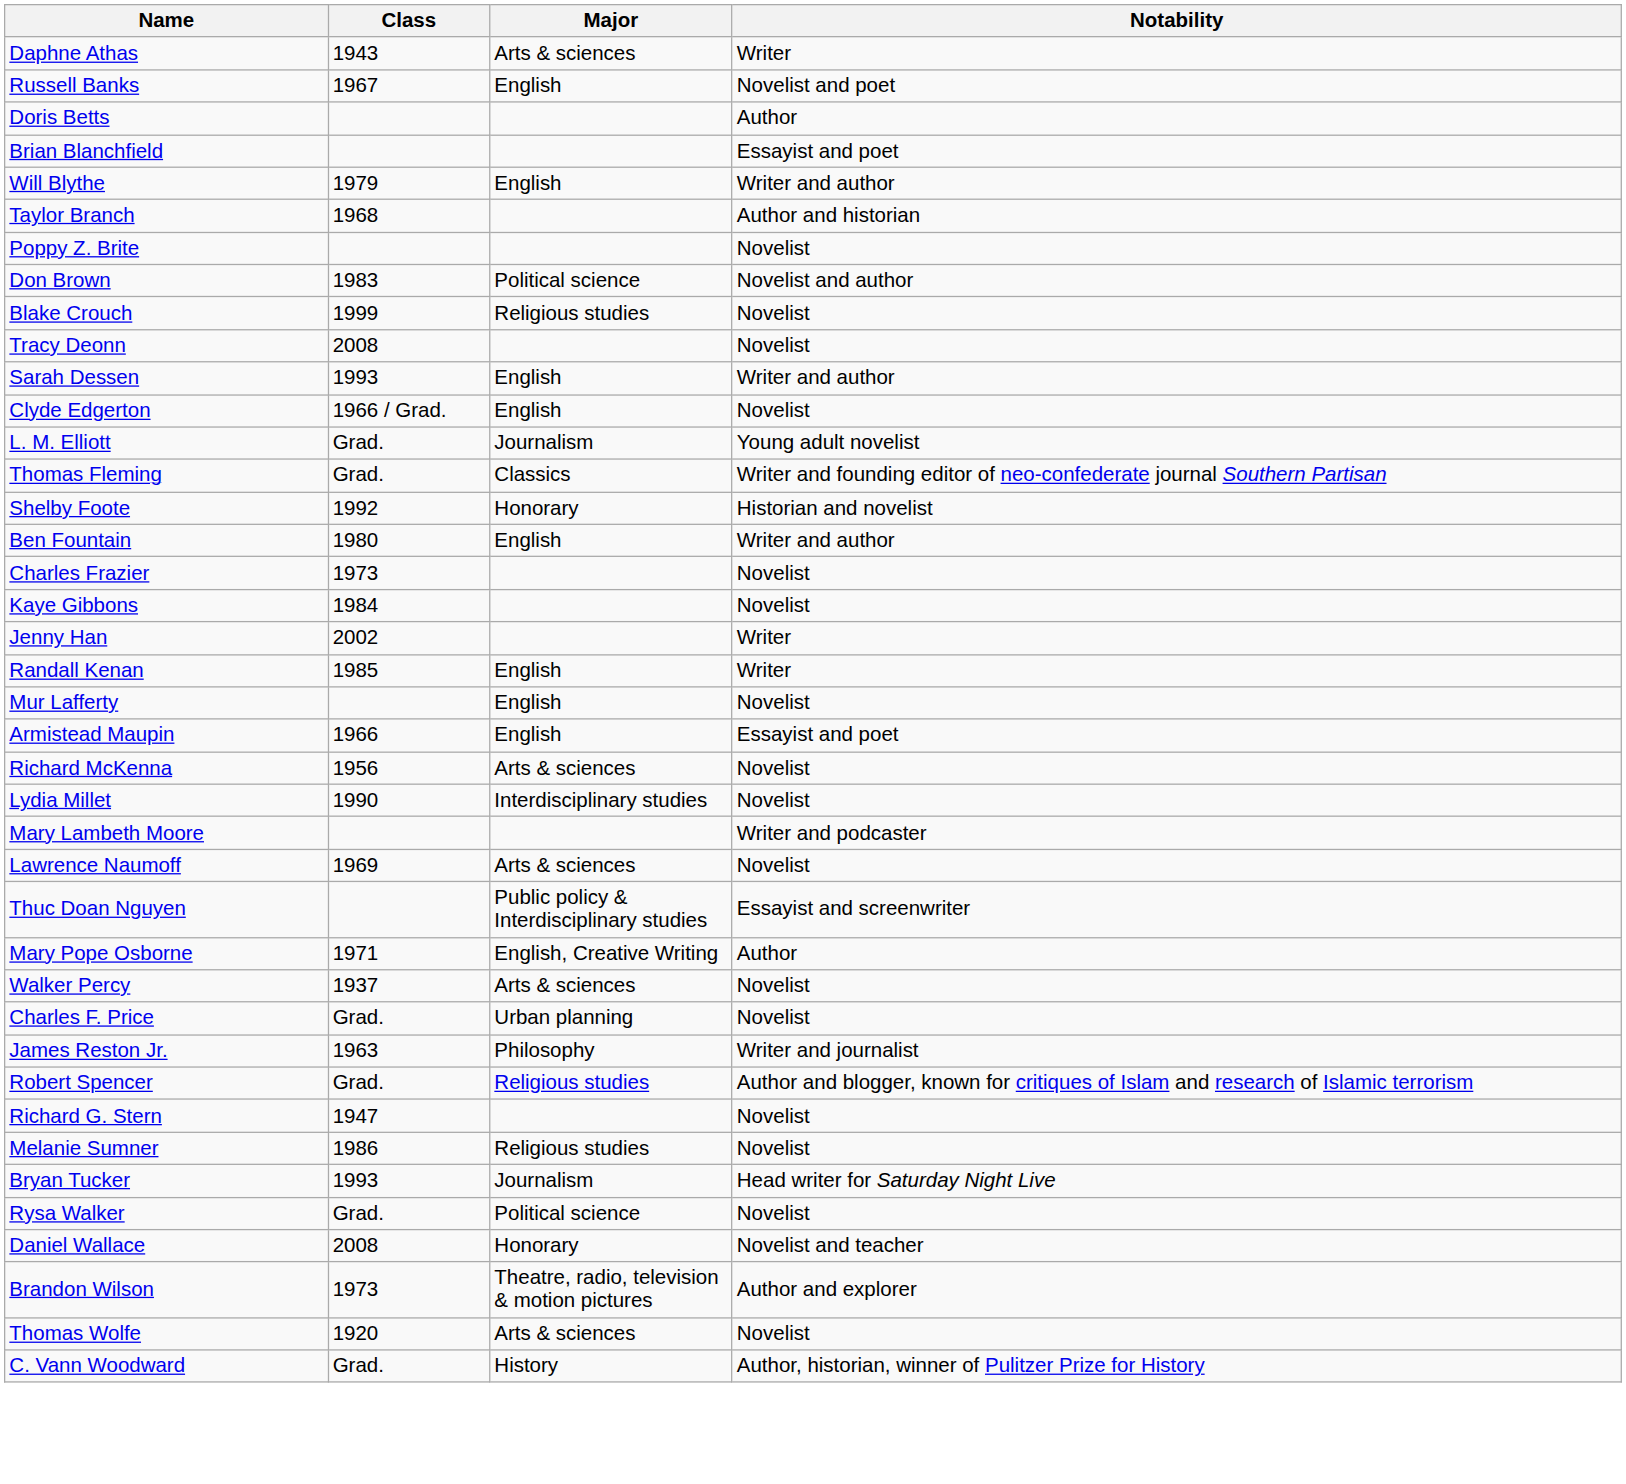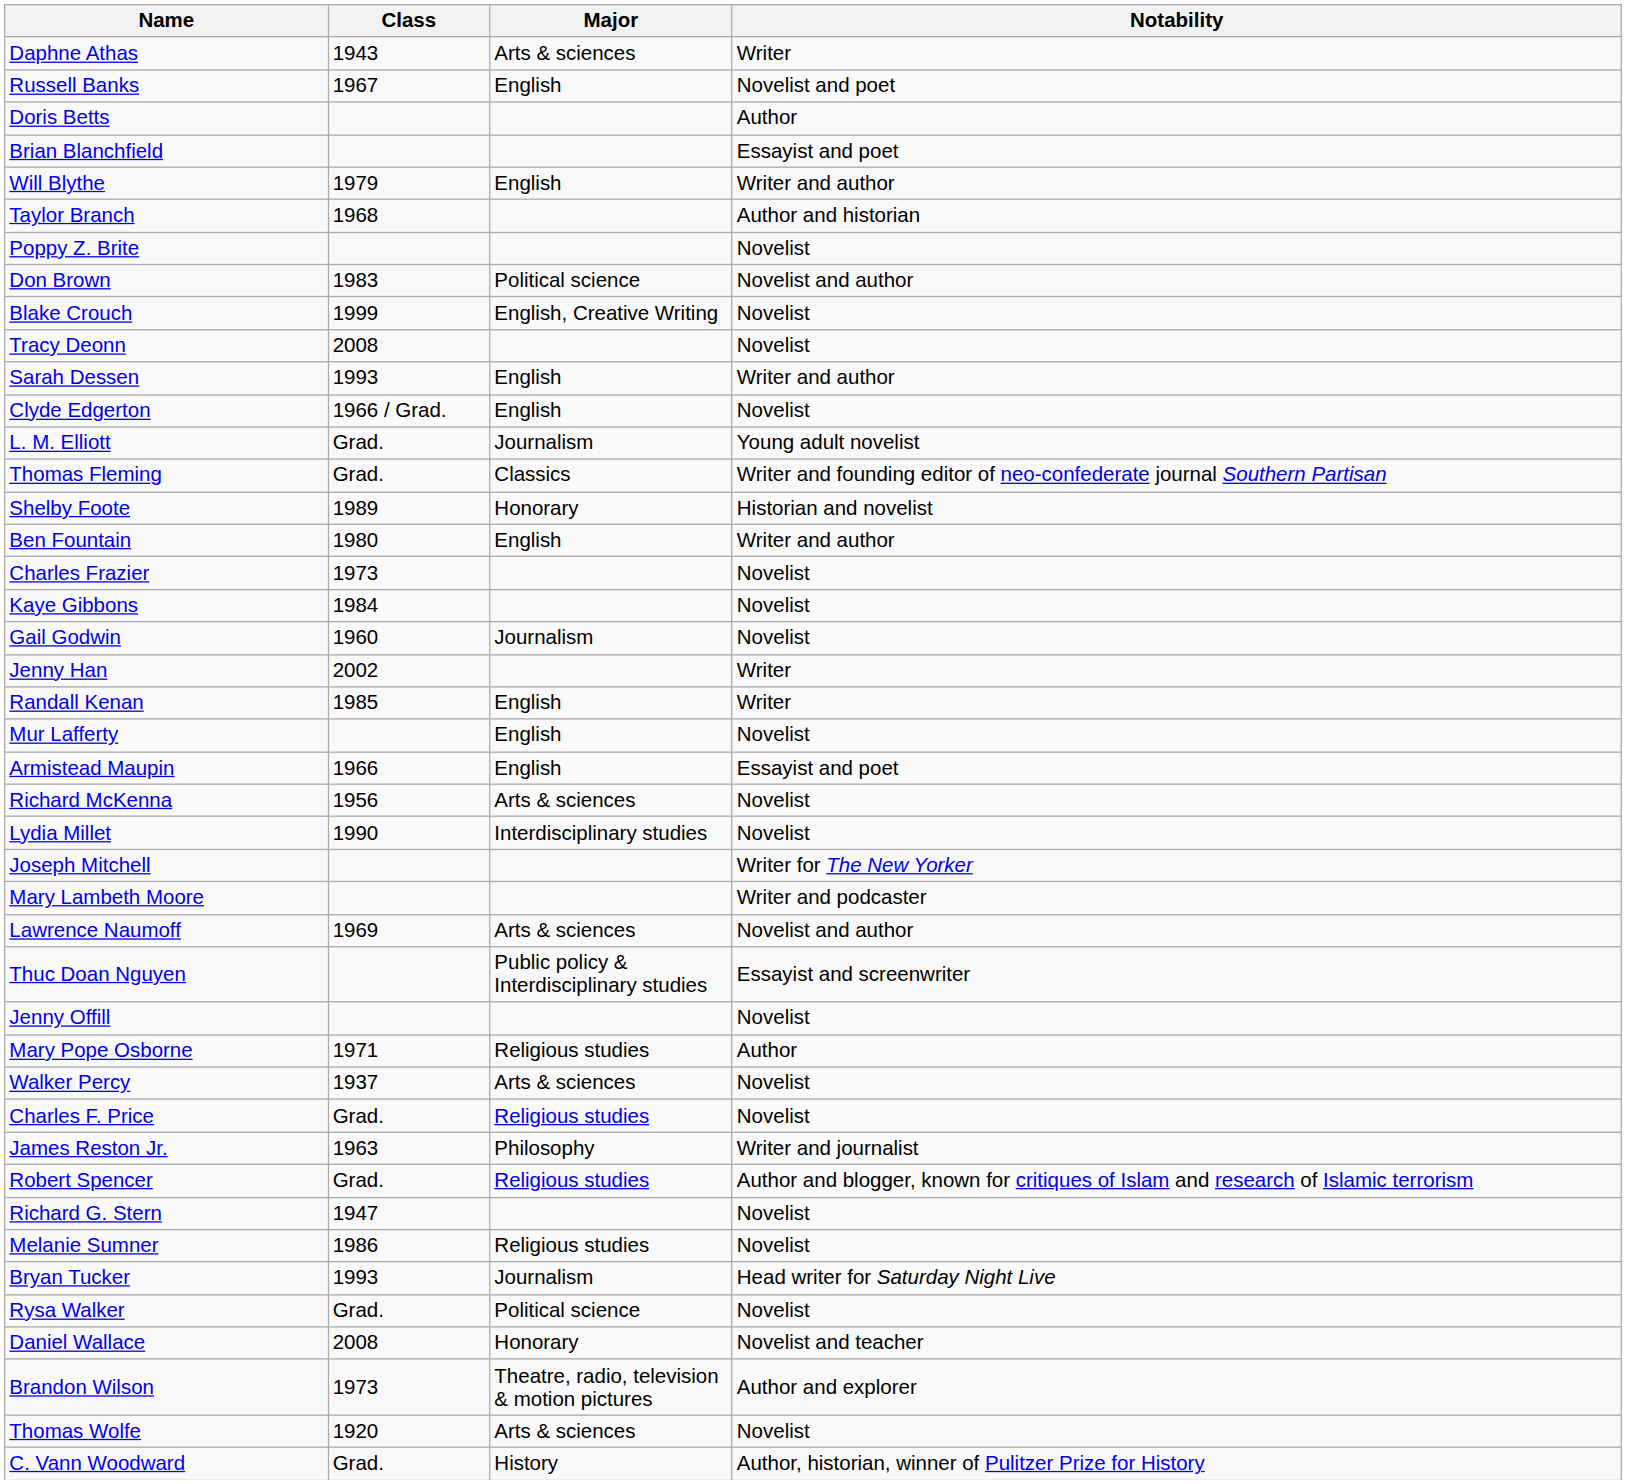(572, 313) Religious studies -> (606, 313) English, Creative Writing
(355, 507) 1992 -> (355, 507) 1989
+ row: (65, 637)
+ row: (80, 865)
(773, 865) Novelist -> (825, 930) Novelist and author
+ row: (60, 1018)
(606, 953) English, Creative Writing -> (572, 1050) Religious studies
(564, 1018) Urban planning -> (572, 1115) Religious studies
